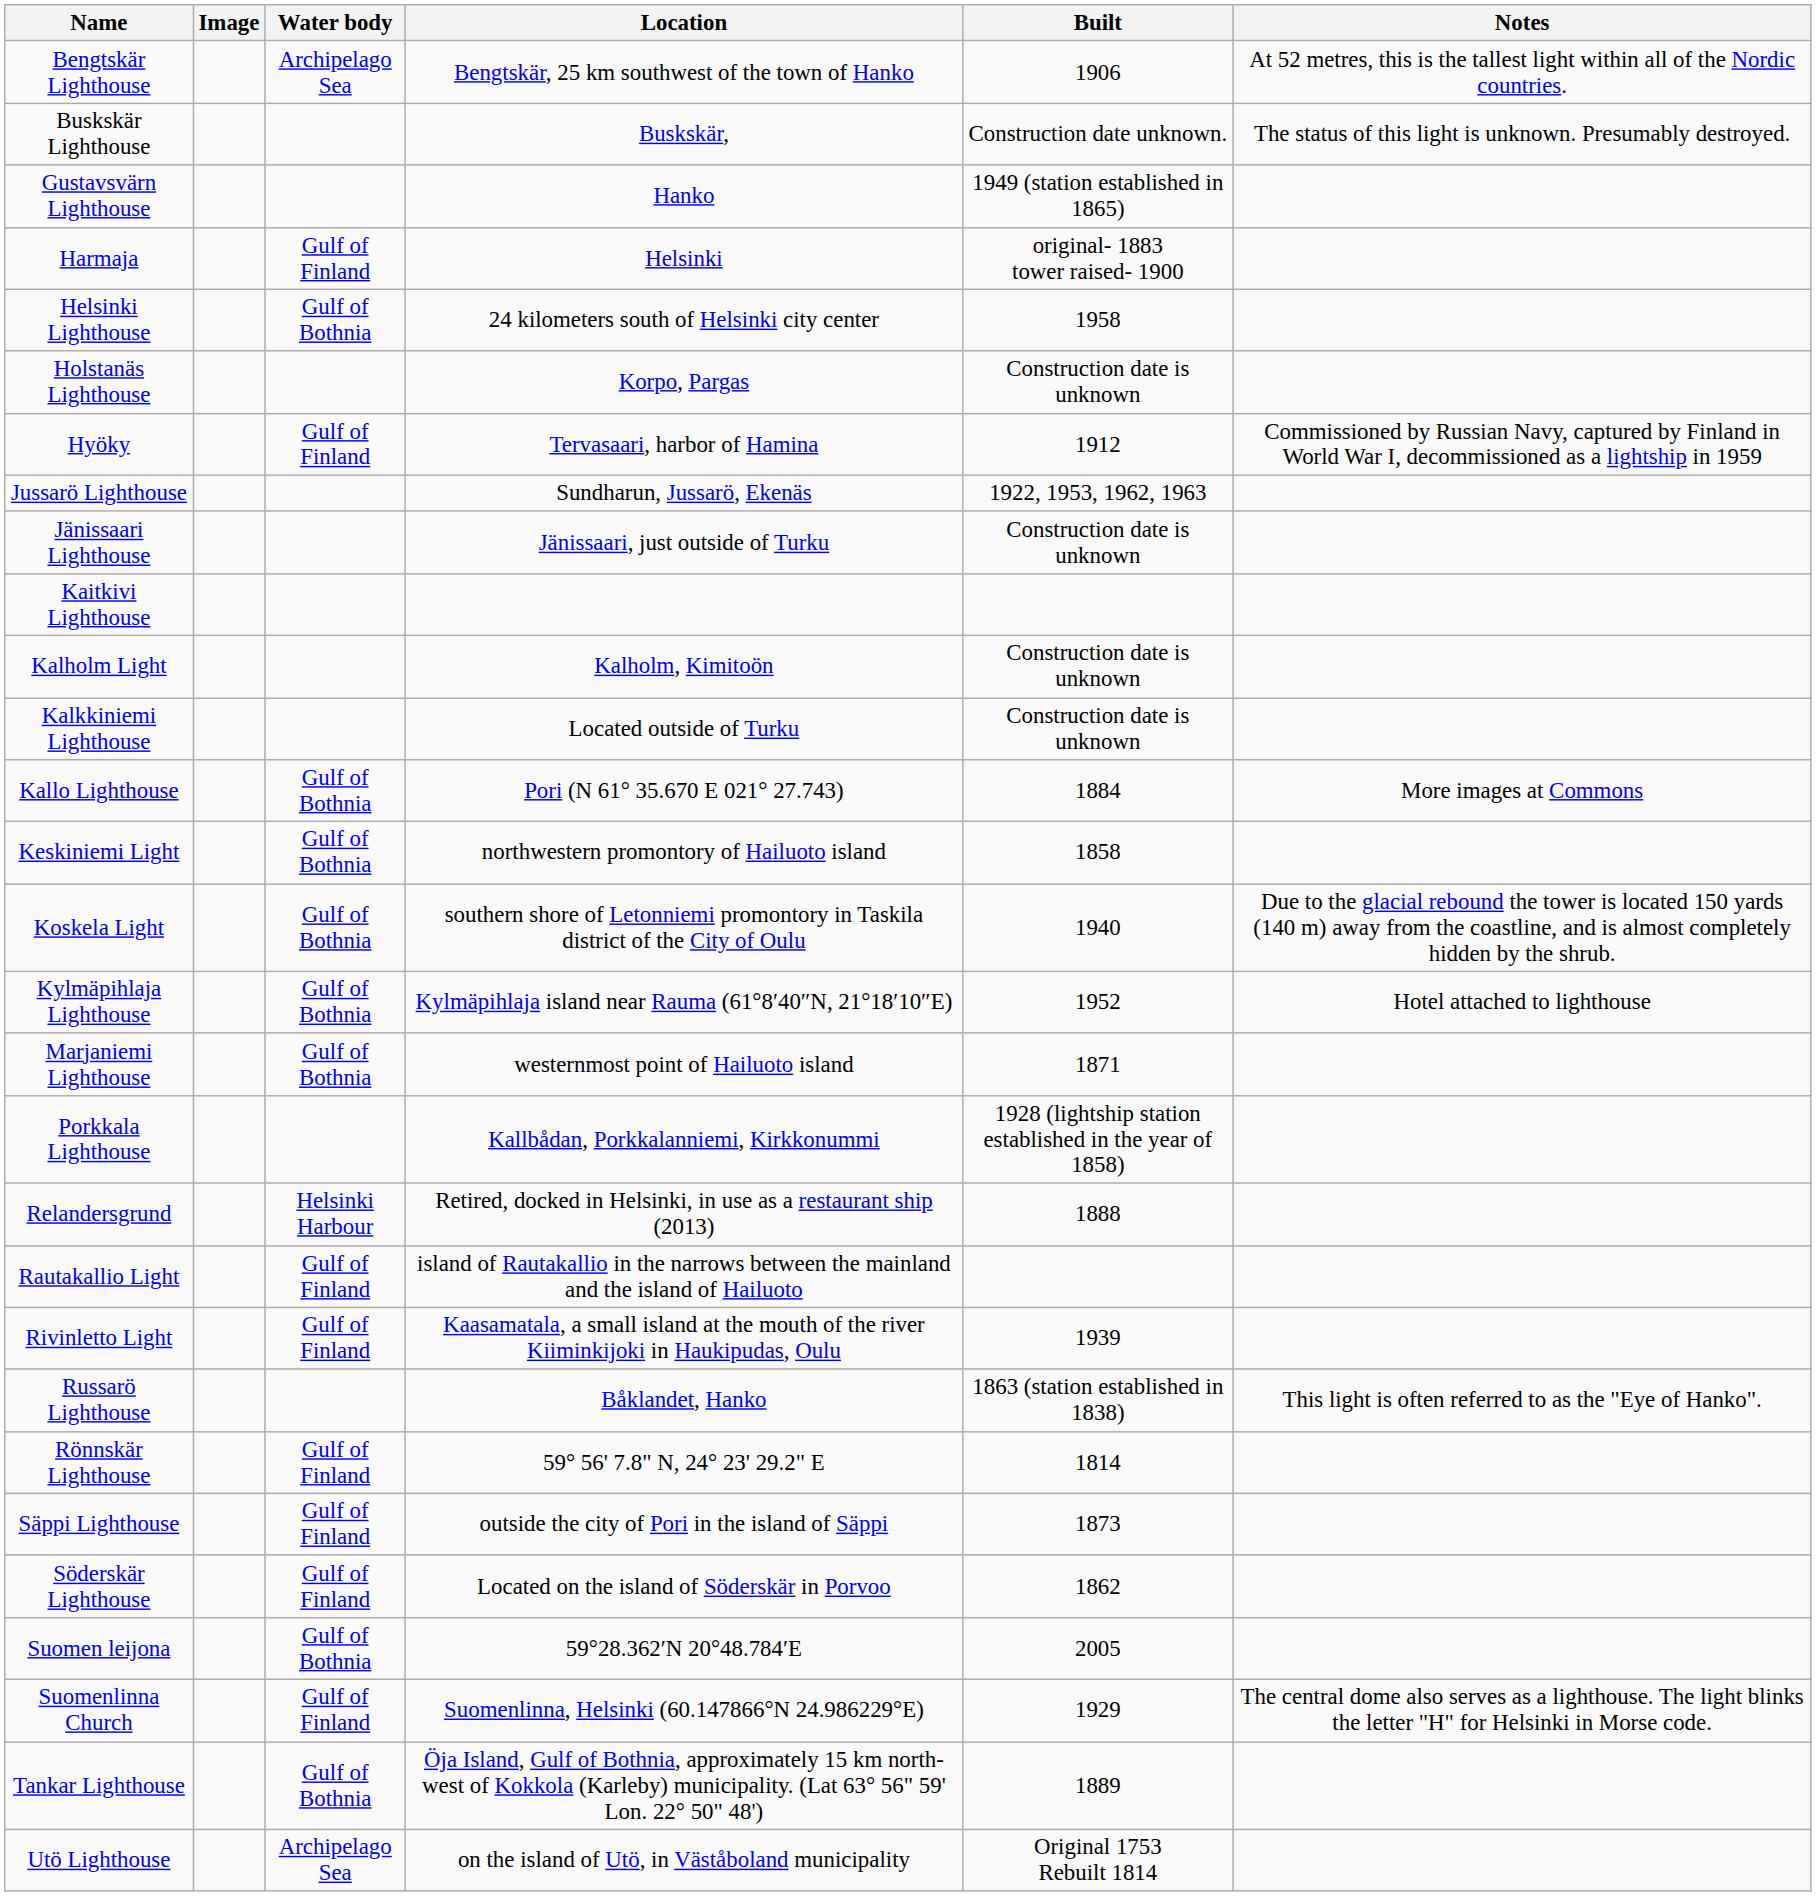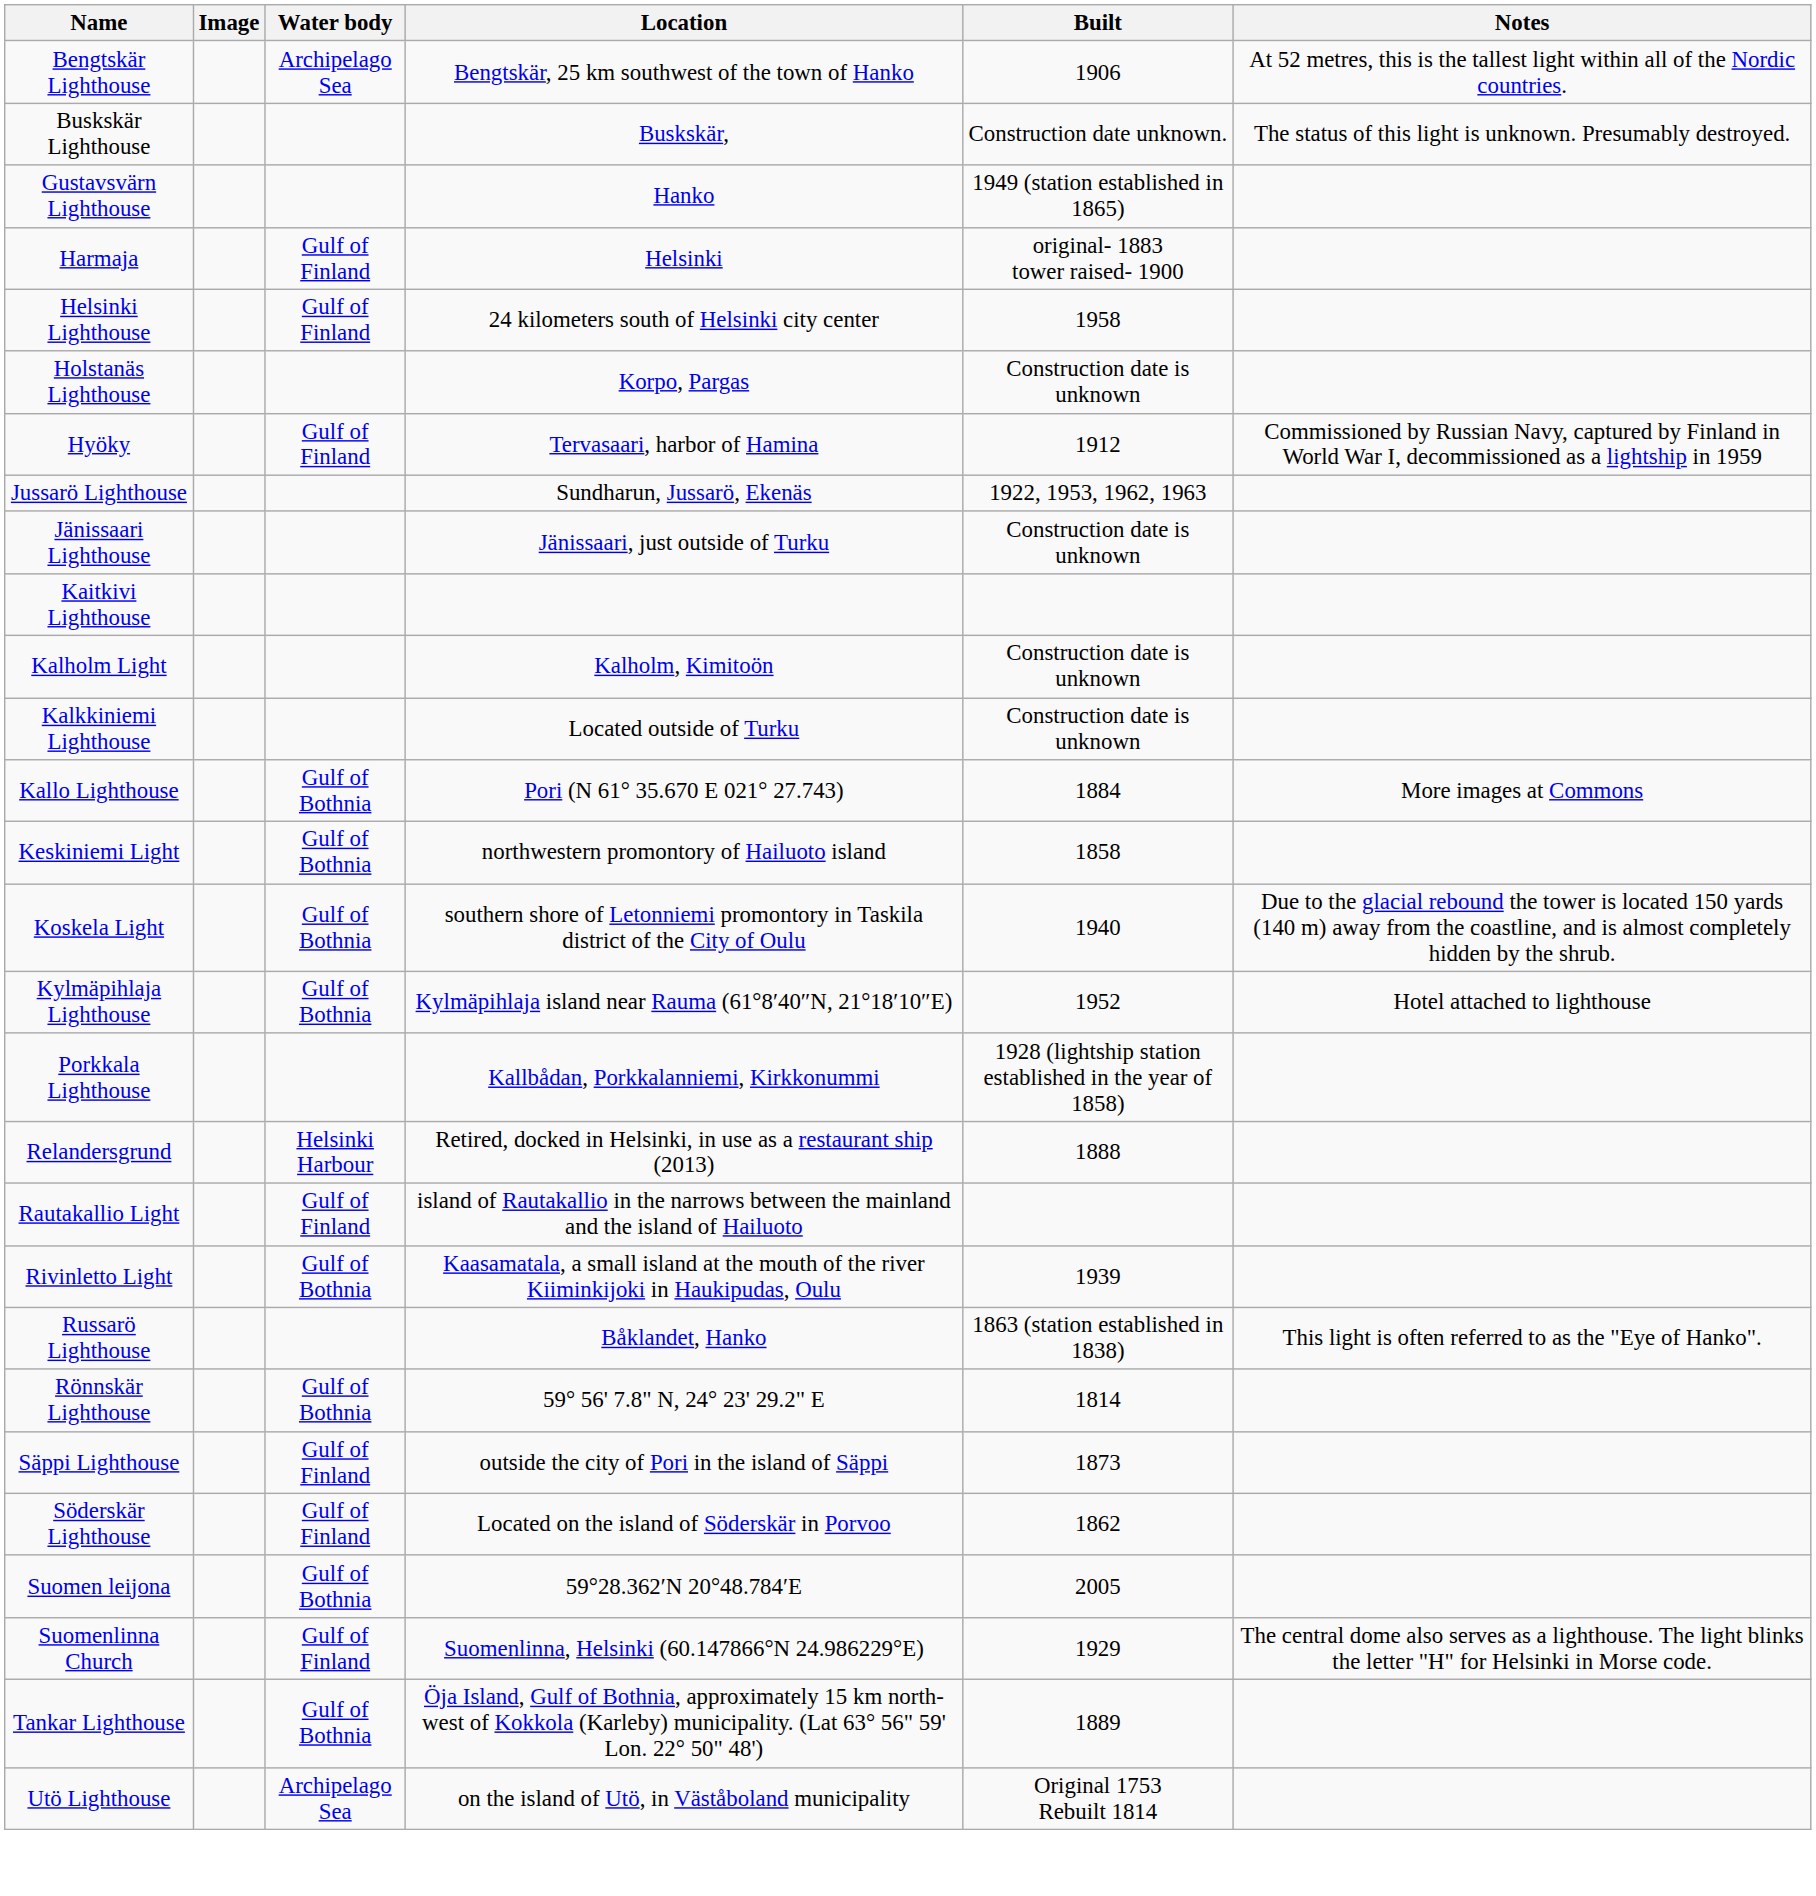(335, 319) Gulf of Bothnia -> (335, 319) Gulf of Finland
- row: (99, 1064)
(335, 1338) Gulf of Finland -> (335, 1276) Gulf of Bothnia
(335, 1462) Gulf of Finland -> (335, 1400) Gulf of Bothnia
